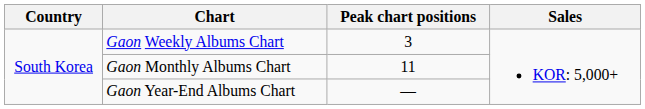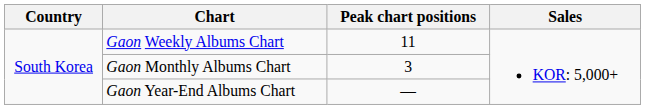(408, 41) 3 -> (408, 41) 11
(408, 66) 11 -> (408, 66) 3
